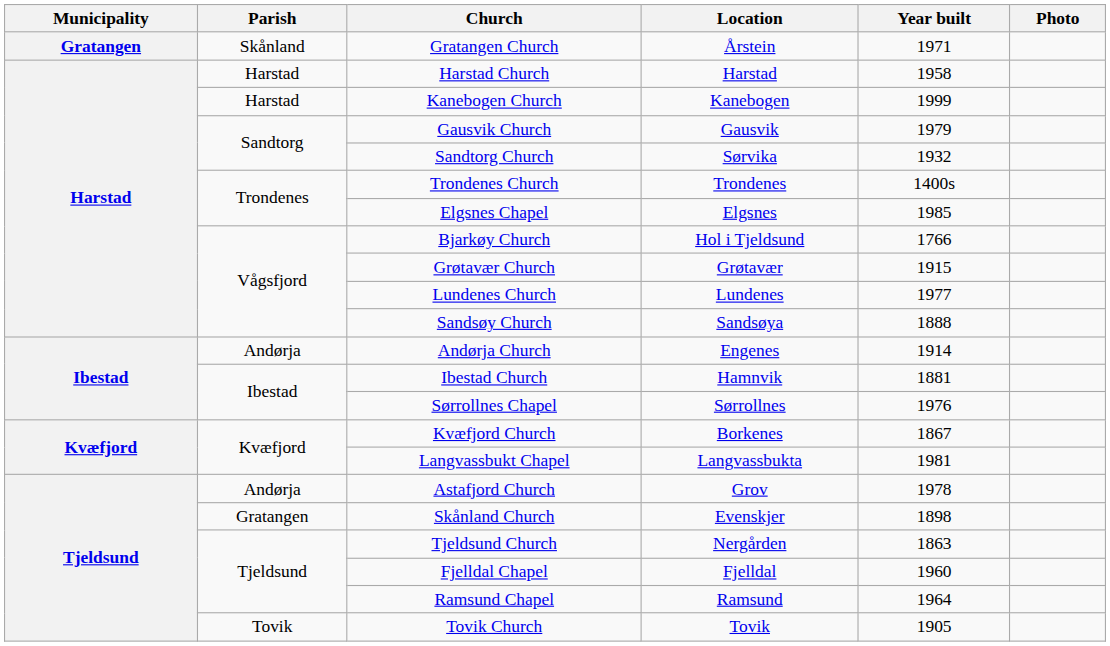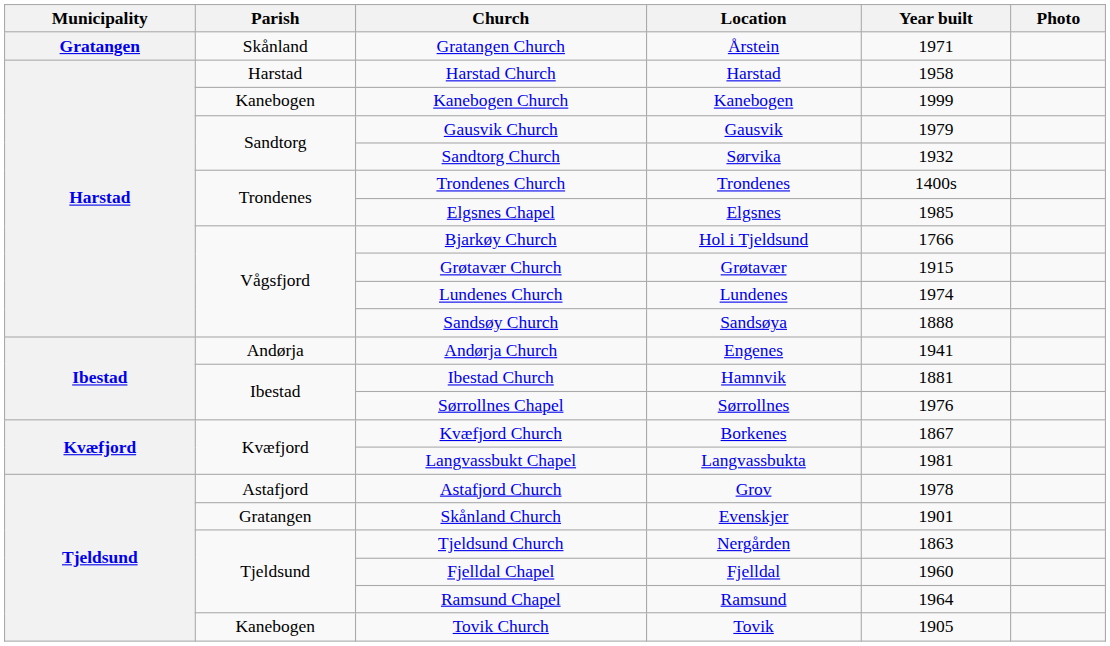(272, 101) Harstad -> (275, 101) Kanebogen
(934, 294) 1977 -> (936, 294) 1974
(934, 350) 1914 -> (936, 350) 1941
(272, 488) Andørja -> (275, 488) Astafjord
(934, 516) 1898 -> (936, 516) 1901
(272, 626) Tovik -> (275, 626) Kanebogen
